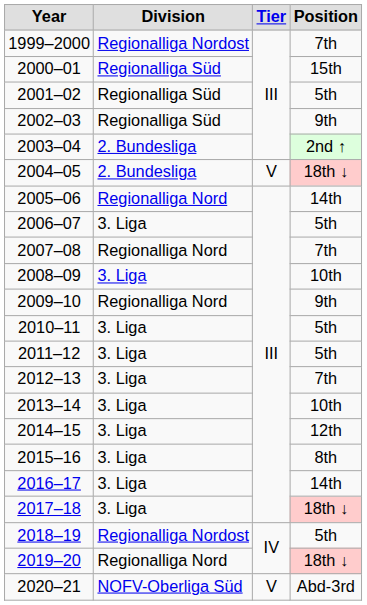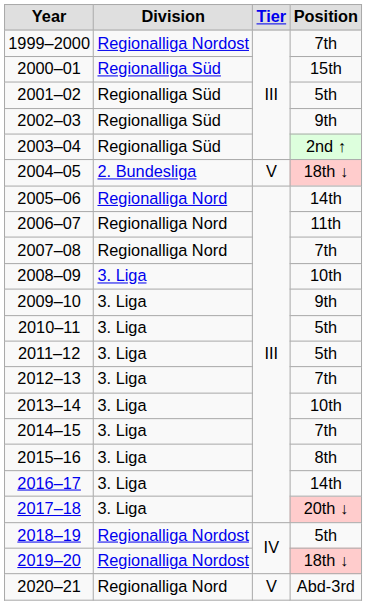(147, 146) 2. Bundesliga -> (159, 146) Regionalliga Süd
(122, 224) 3. Liga -> (162, 224) Regionalliga Nord
(326, 224) 5th -> (326, 224) 11th
(162, 302) Regionalliga Nord -> (122, 302) 3. Liga
(326, 431) 12th -> (326, 431) 7th
(326, 509) 18th ↓ -> (326, 509) 20th ↓
(162, 560) Regionalliga Nord -> (173, 560) Regionalliga Nordost
(170, 586) NOFV-Oberliga Süd -> (162, 586) Regionalliga Nord
